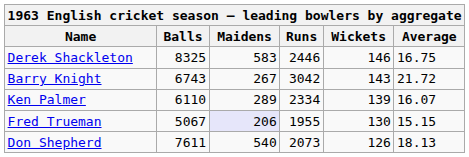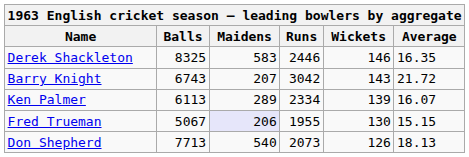(417, 57) 16.75 -> (417, 57) 16.35
(265, 79) 267 -> (265, 79) 207
(190, 100) 6110 -> (190, 100) 6113
(190, 142) 7611 -> (190, 142) 7713
